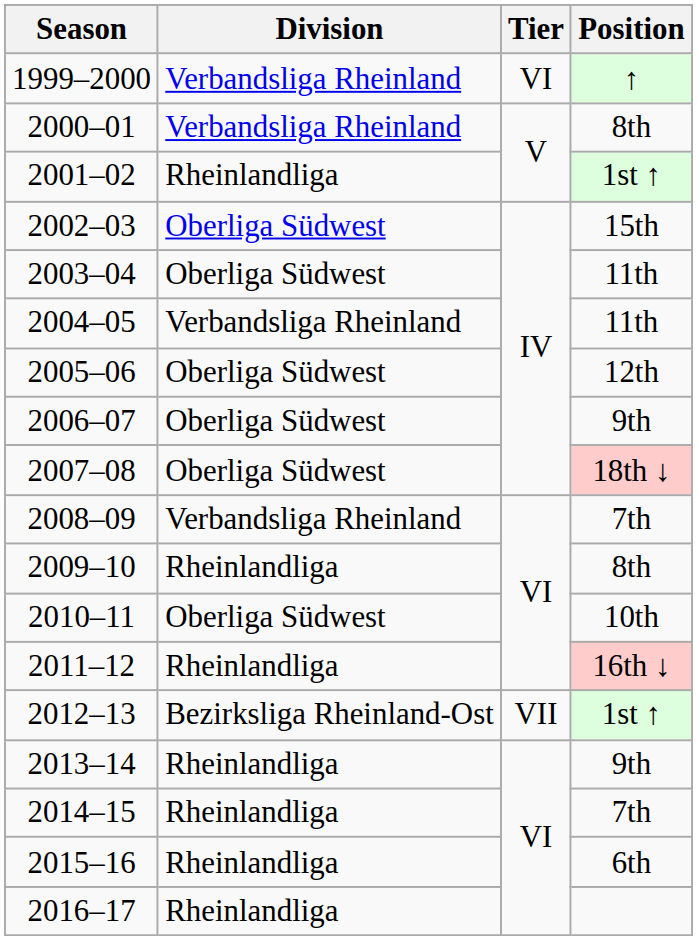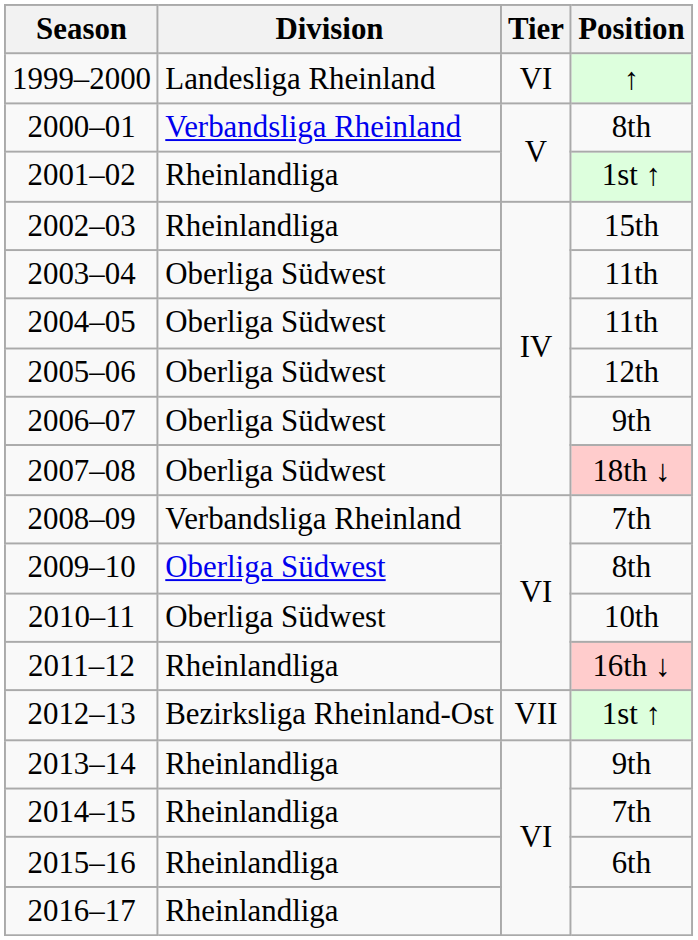(313, 77) Verbandsliga Rheinland -> (300, 77) Landesliga Rheinland
(275, 224) Oberliga Südwest -> (252, 224) Rheinlandliga
(313, 322) Verbandsliga Rheinland -> (275, 322) Oberliga Südwest
(252, 567) Rheinlandliga -> (275, 567) Oberliga Südwest
